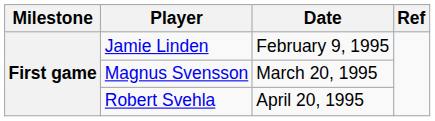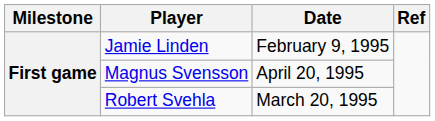(317, 73) March 20, 1995 -> (310, 73) April 20, 1995
(310, 101) April 20, 1995 -> (317, 101) March 20, 1995
